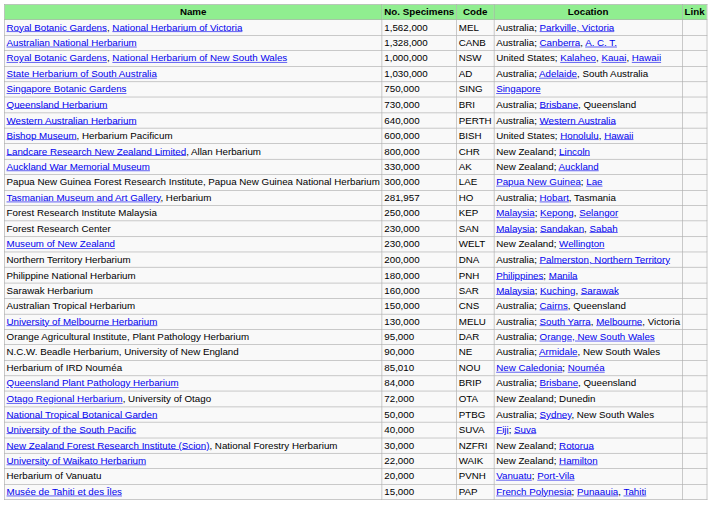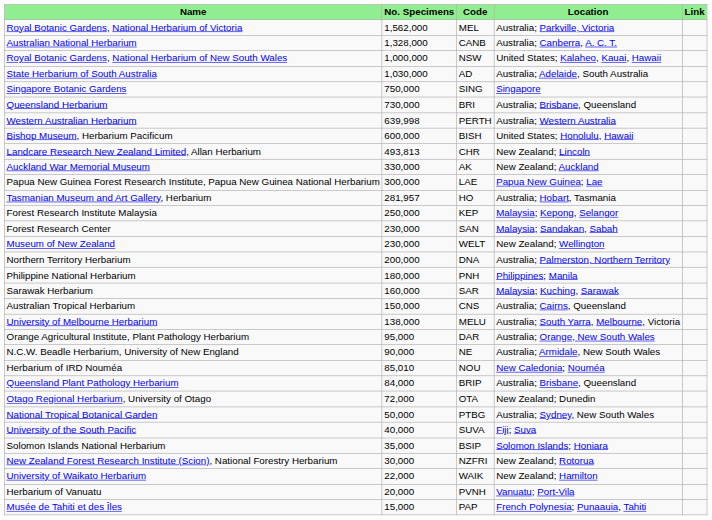(402, 120) 640,000 -> (402, 120) 639,998
(402, 151) 800,000 -> (402, 151) 493,813
(402, 321) 130,000 -> (402, 321) 138,000
+ row: (86, 445)
